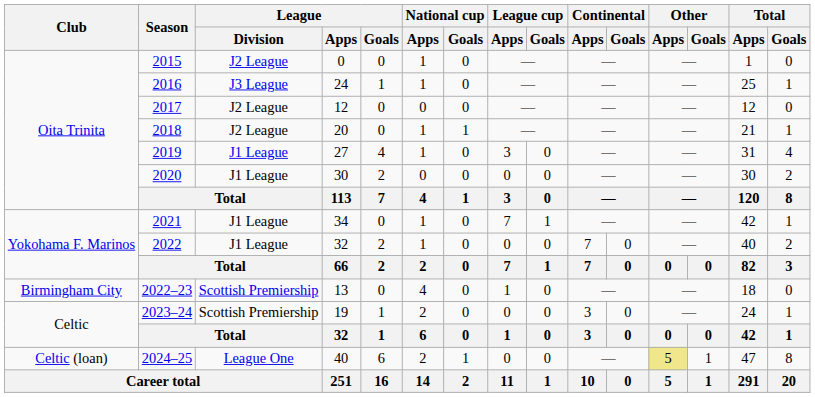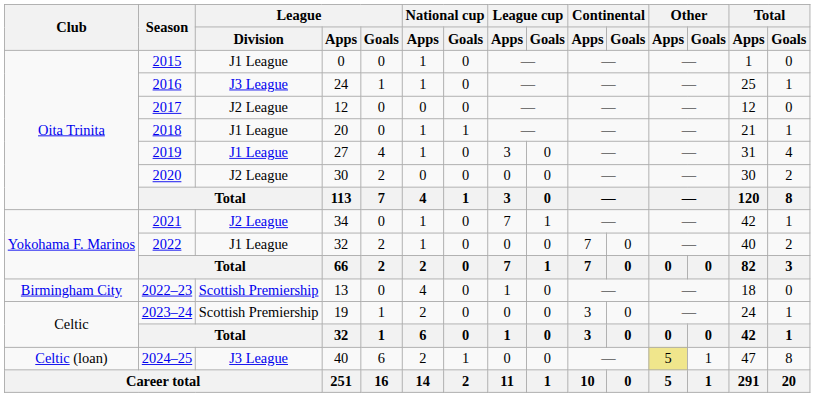(259, 61) J2 League -> (259, 61) J1 League
(259, 130) J2 League -> (259, 130) J1 League
(259, 175) J1 League -> (259, 175) J2 League
(259, 221) J1 League -> (259, 221) J2 League
(259, 358) League One -> (259, 358) J3 League
